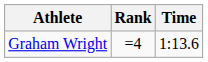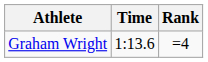columns swapped: (179, 17) <-> (133, 17)
